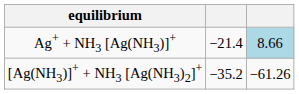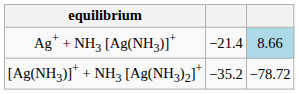(270, 73) −61.26 -> (270, 73) −78.72
